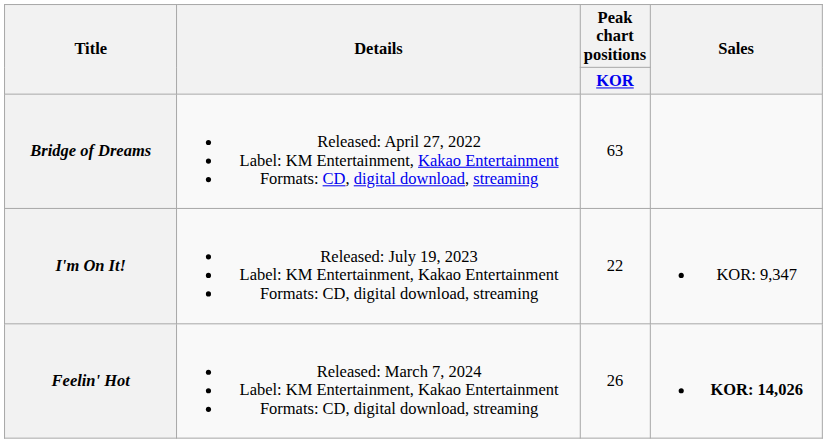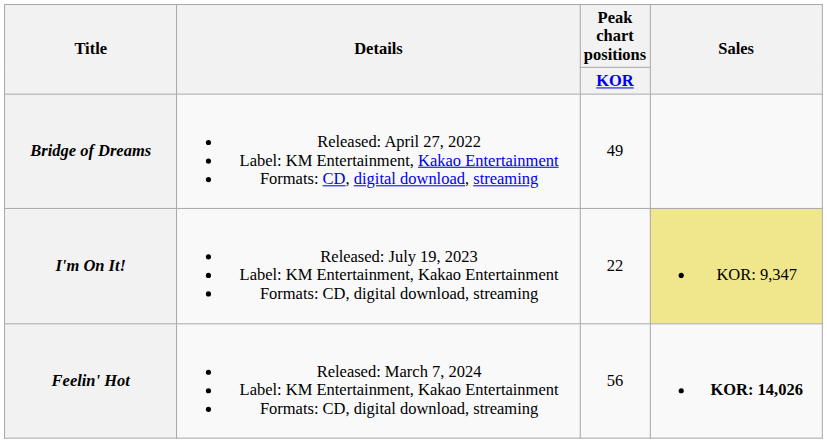(615, 151) 63 -> (615, 151) 49
(736, 275) no background -> (736, 275) khaki background
(615, 380) 26 -> (615, 380) 56
